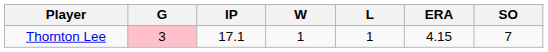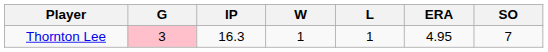(231, 36) 17.1 -> (231, 36) 16.3
(439, 36) 4.15 -> (439, 36) 4.95
